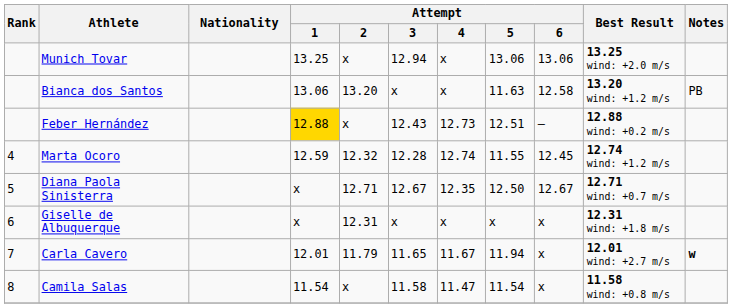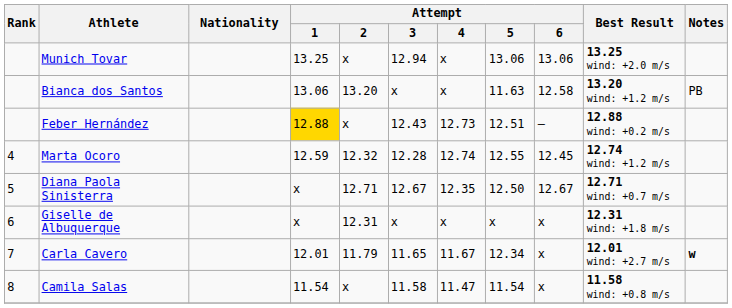(507, 157) 11.55 -> (507, 157) 12.55
(507, 255) 11.94 -> (507, 255) 12.34
